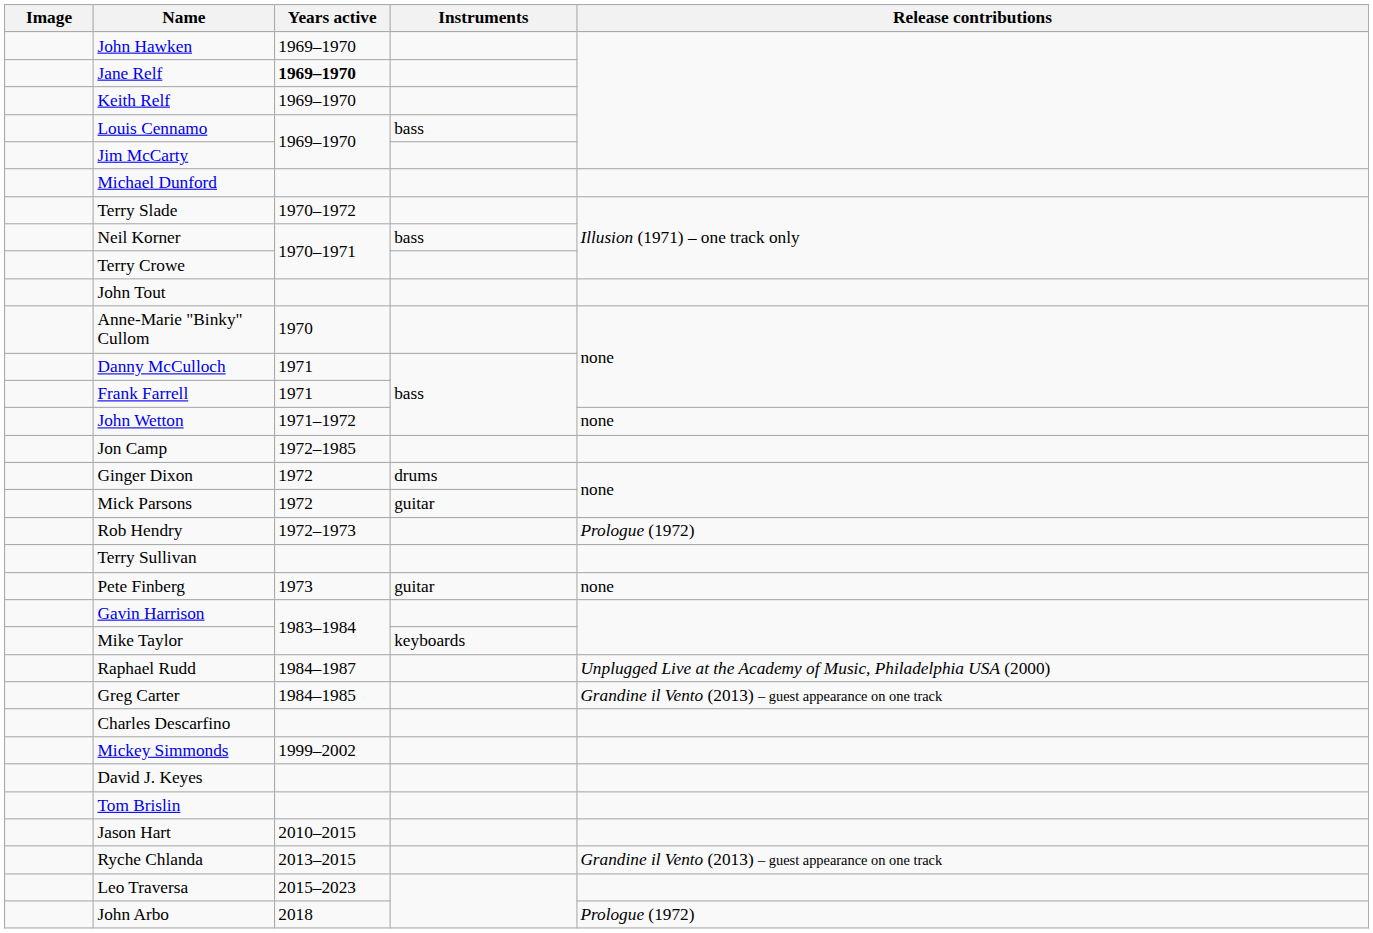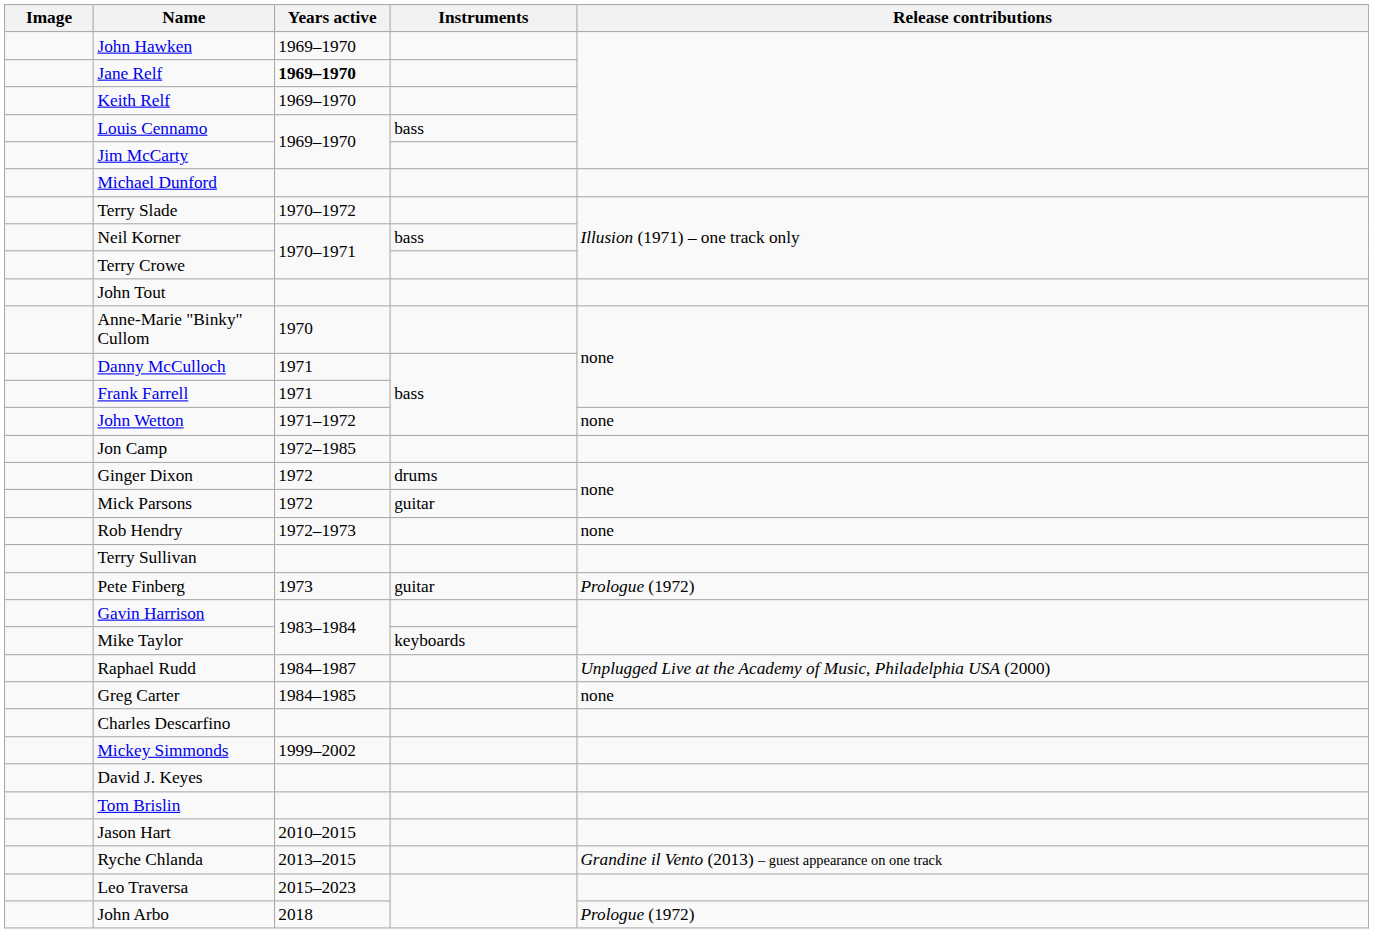(637, 530) Prologue (1972) -> (597, 530) none
(597, 585) none -> (637, 585) Prologue (1972)
(761, 695) Grandine il Vento (2013) – guest appearance on one track -> (597, 695) none
